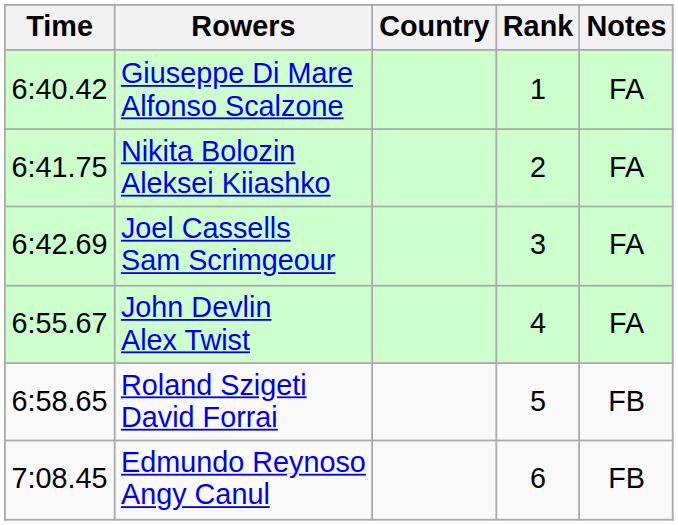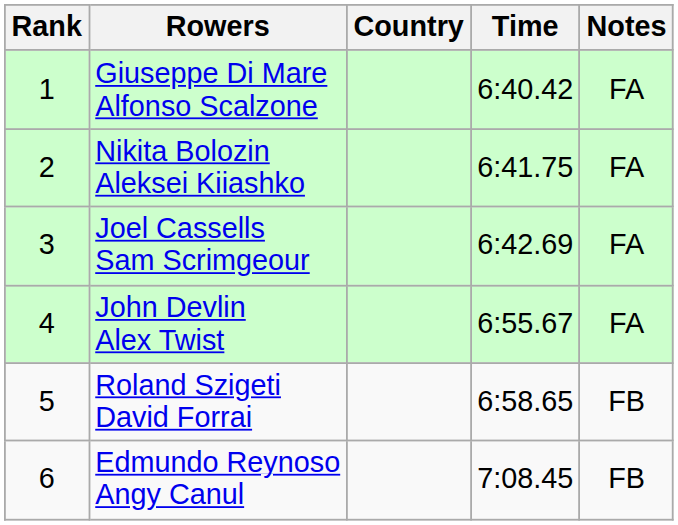columns swapped: (538, 27) <-> (60, 27)
